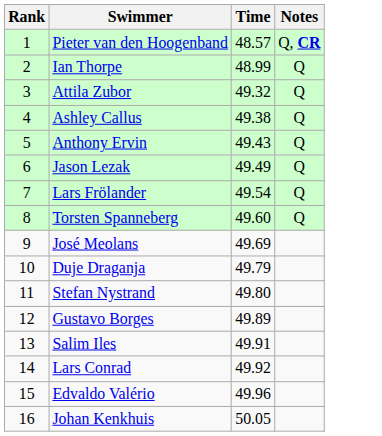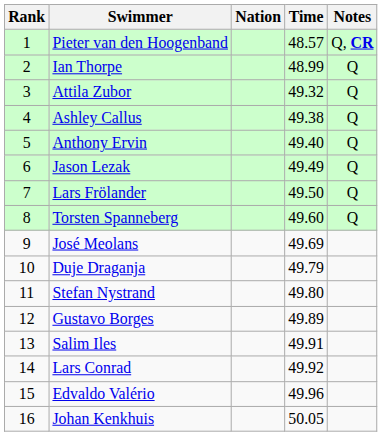+ column: (258, 17)
(253, 142) 49.43 -> (306, 142) 49.40
(253, 192) 49.54 -> (306, 192) 49.50
